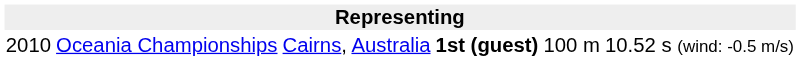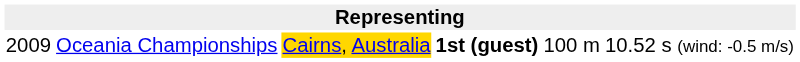(28, 45) 2010 -> (28, 45) 2009
(357, 45) no background -> (357, 45) gold background
